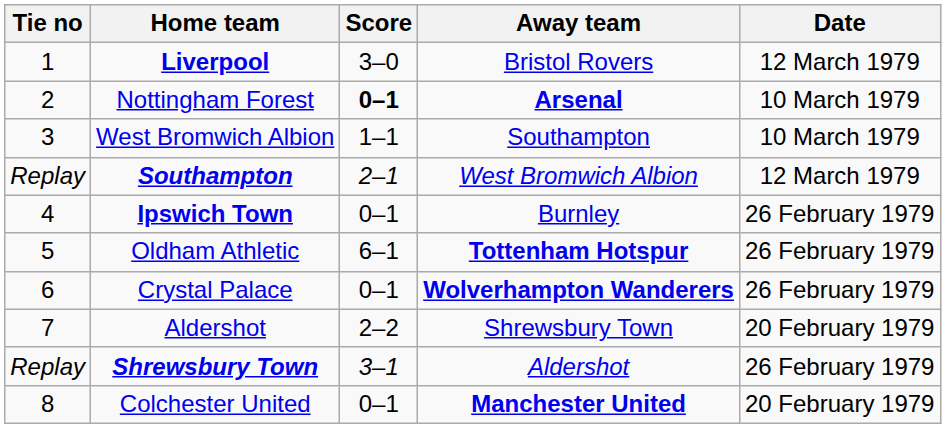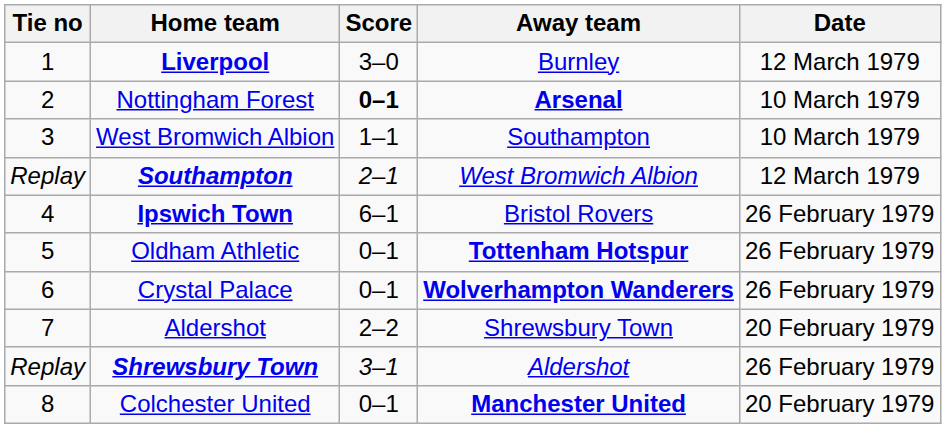(579, 61) Bristol Rovers -> (579, 61) Burnley
(379, 213) 0–1 -> (379, 213) 6–1
(579, 213) Burnley -> (579, 213) Bristol Rovers
(379, 251) 6–1 -> (379, 251) 0–1
